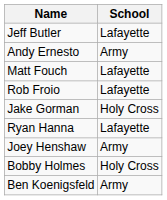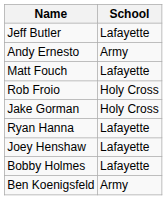(125, 90) Lafayette -> (129, 90) Holy Cross
(114, 147) Army -> (125, 147) Lafayette
(129, 166) Holy Cross -> (125, 166) Lafayette
